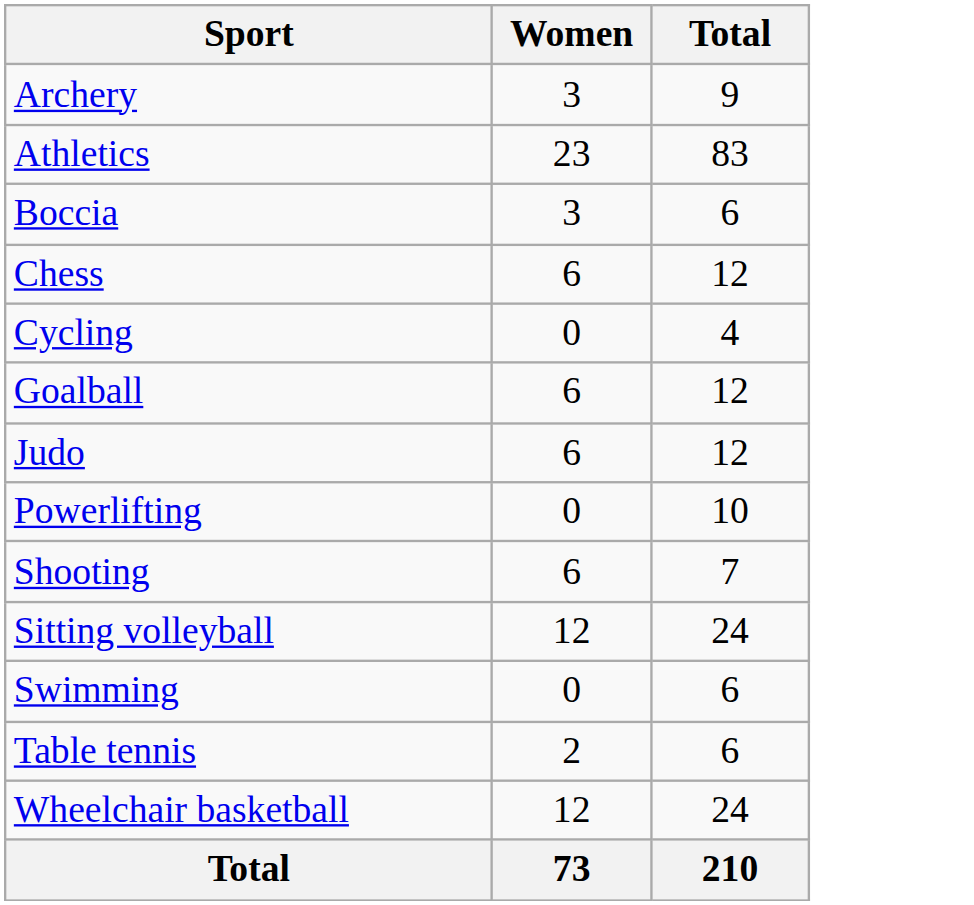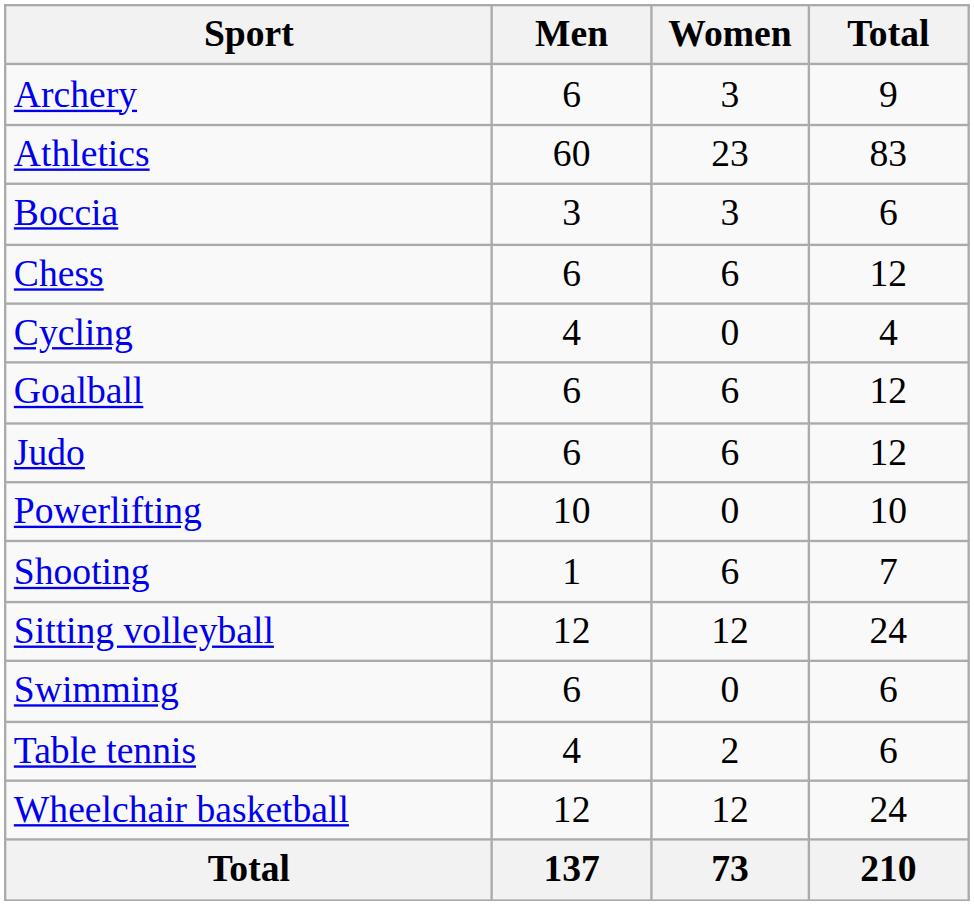+ column: (572, 34)
